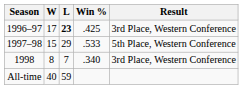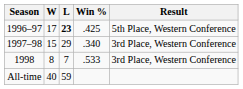(174, 28) 3rd Place, Western Conference -> (174, 28) 5th Place, Western Conference
(91, 44) .533 -> (91, 44) .340
(174, 44) 5th Place, Western Conference -> (174, 44) 3rd Place, Western Conference
(91, 60) .340 -> (91, 60) .533
